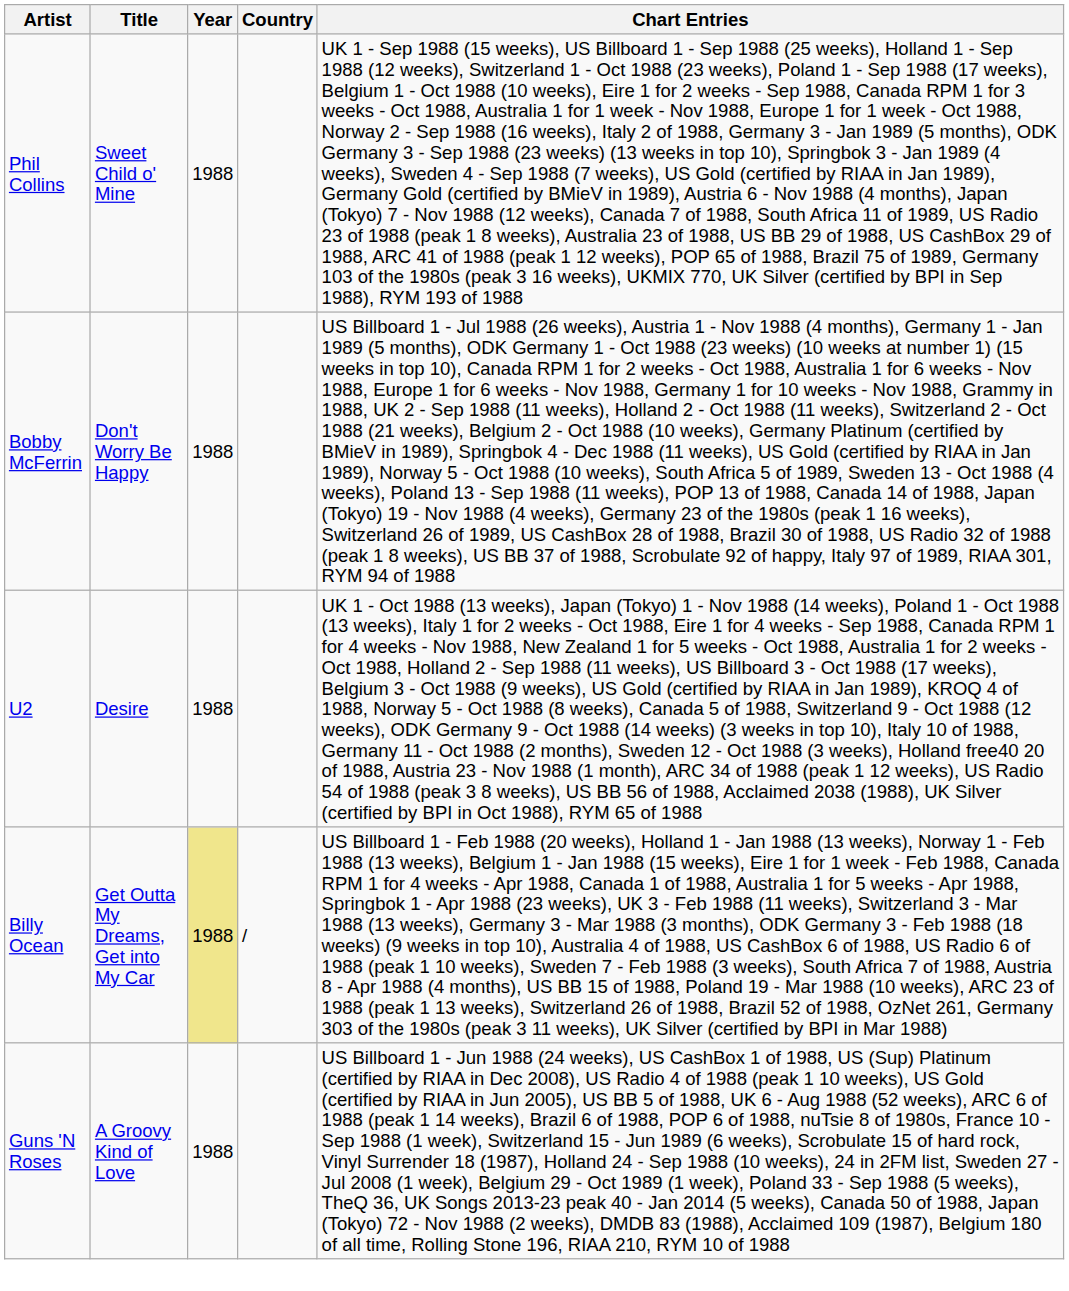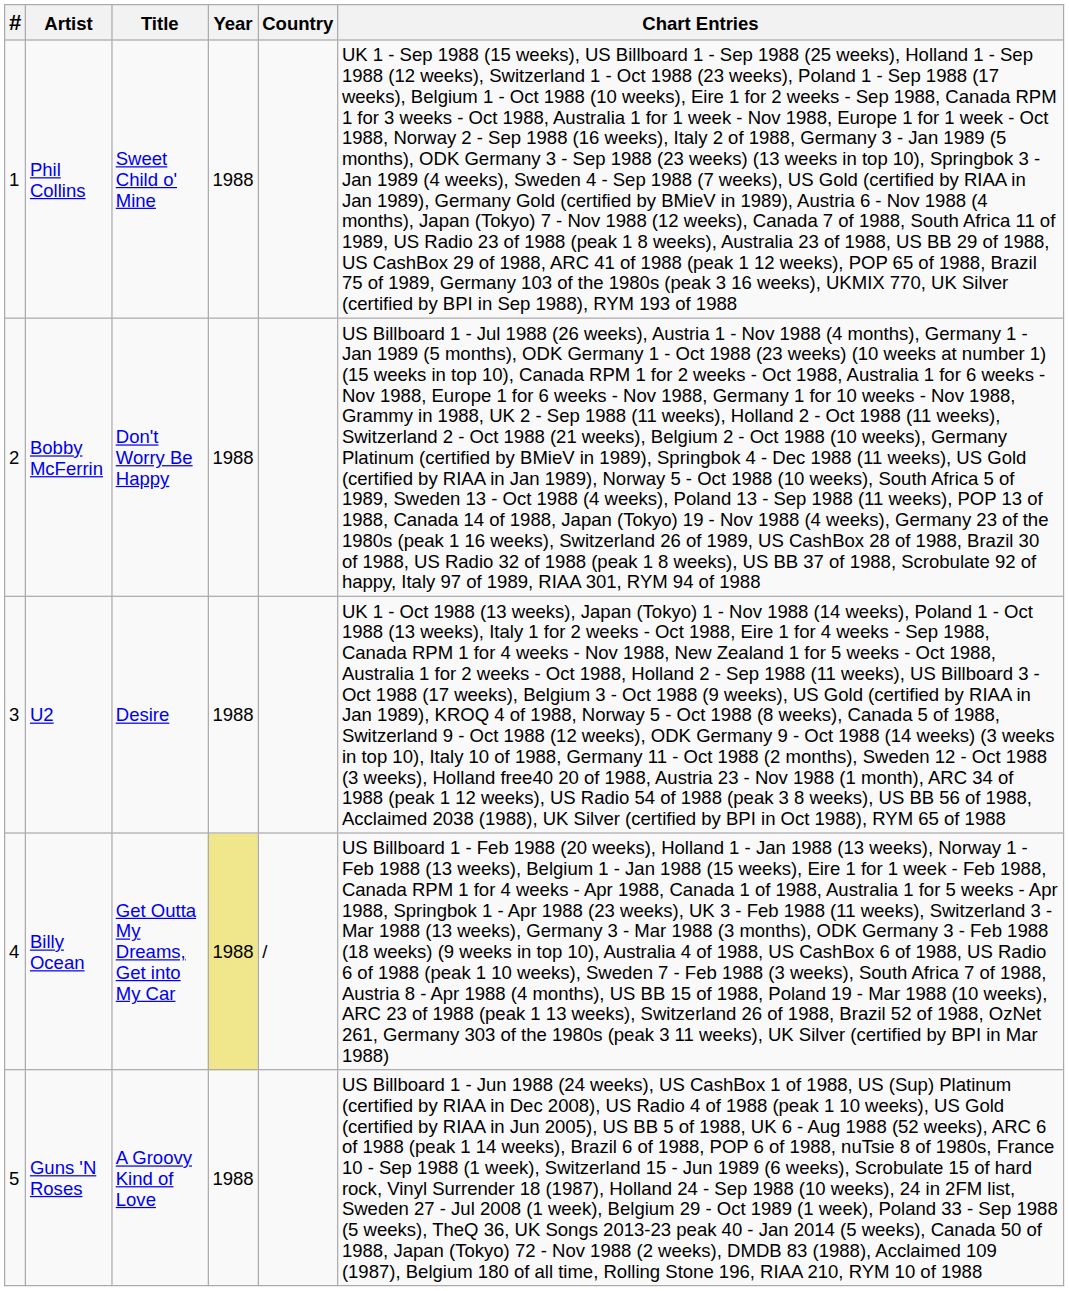+ column: (15, 22)
